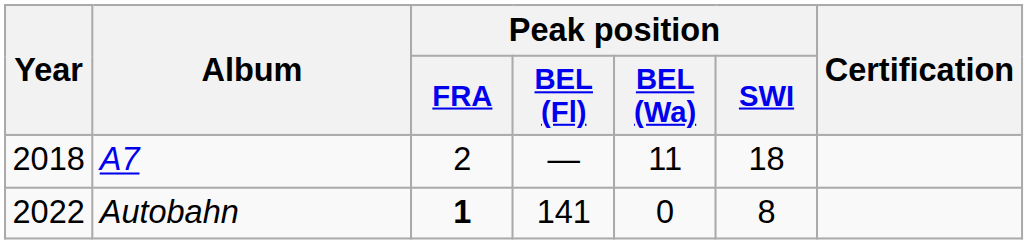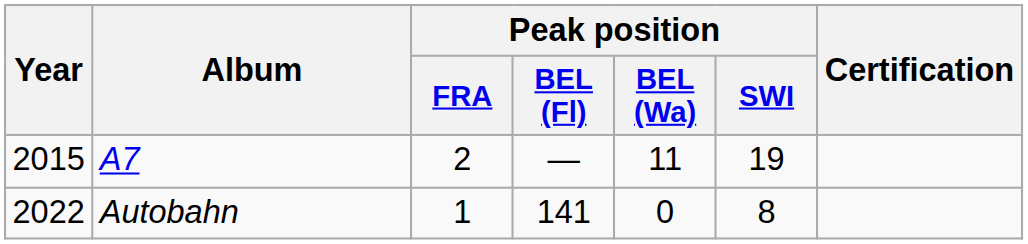(49, 160) 2018 -> (49, 160) 2015
(767, 160) 18 -> (767, 160) 19
(462, 211) bold -> (462, 211) normal
